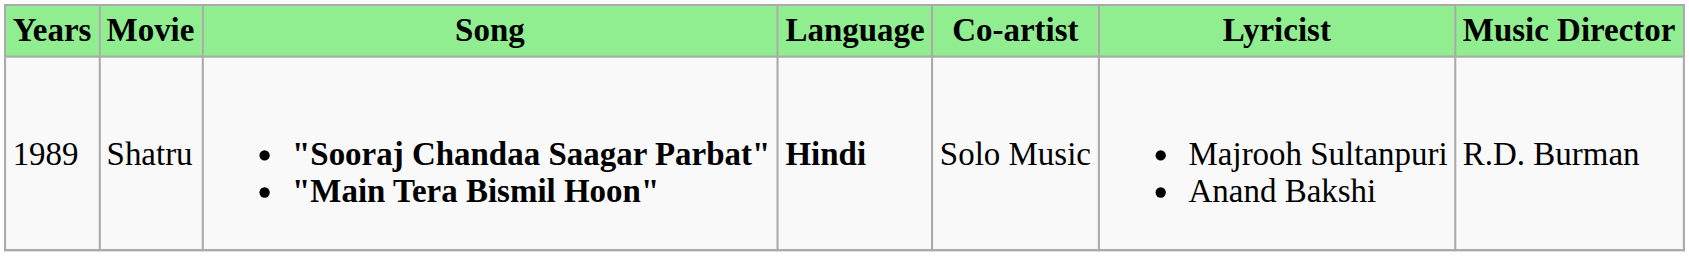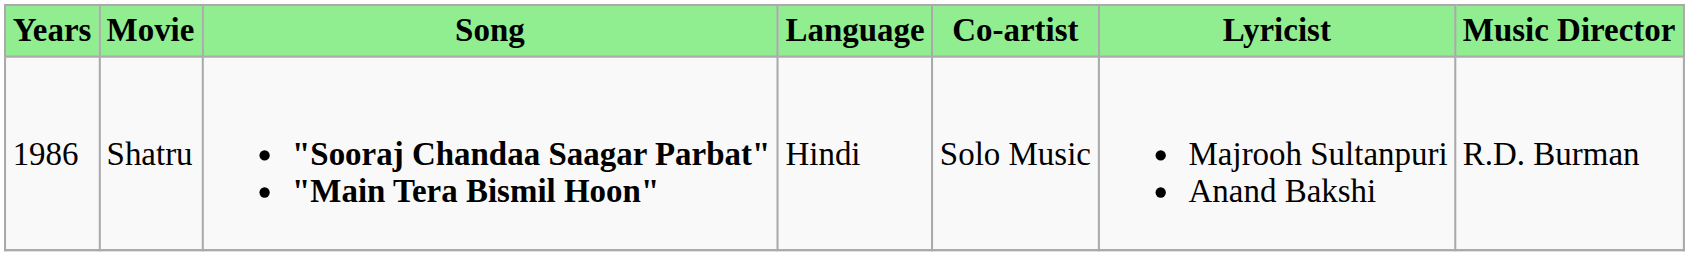(46, 152) 1989 -> (46, 152) 1986
(826, 152) bold -> (823, 152) normal
